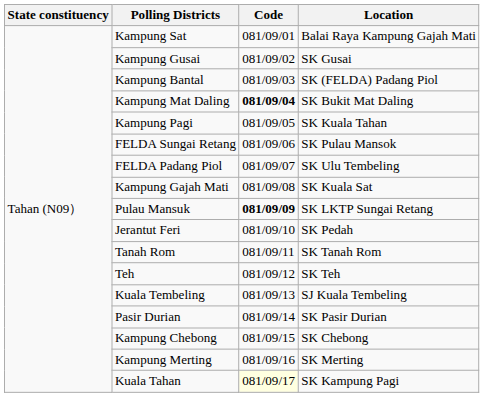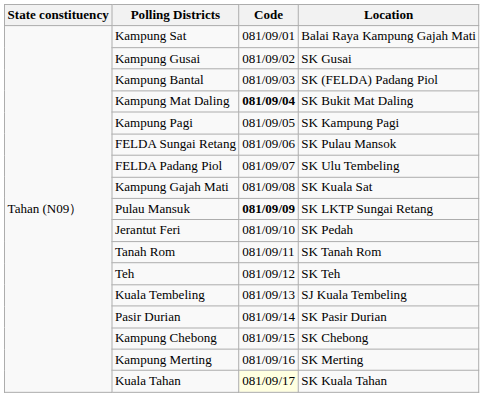(344, 122) SK Kuala Tahan -> (350, 122) SK Kampung Pagi
(350, 381) SK Kampung Pagi -> (344, 381) SK Kuala Tahan
